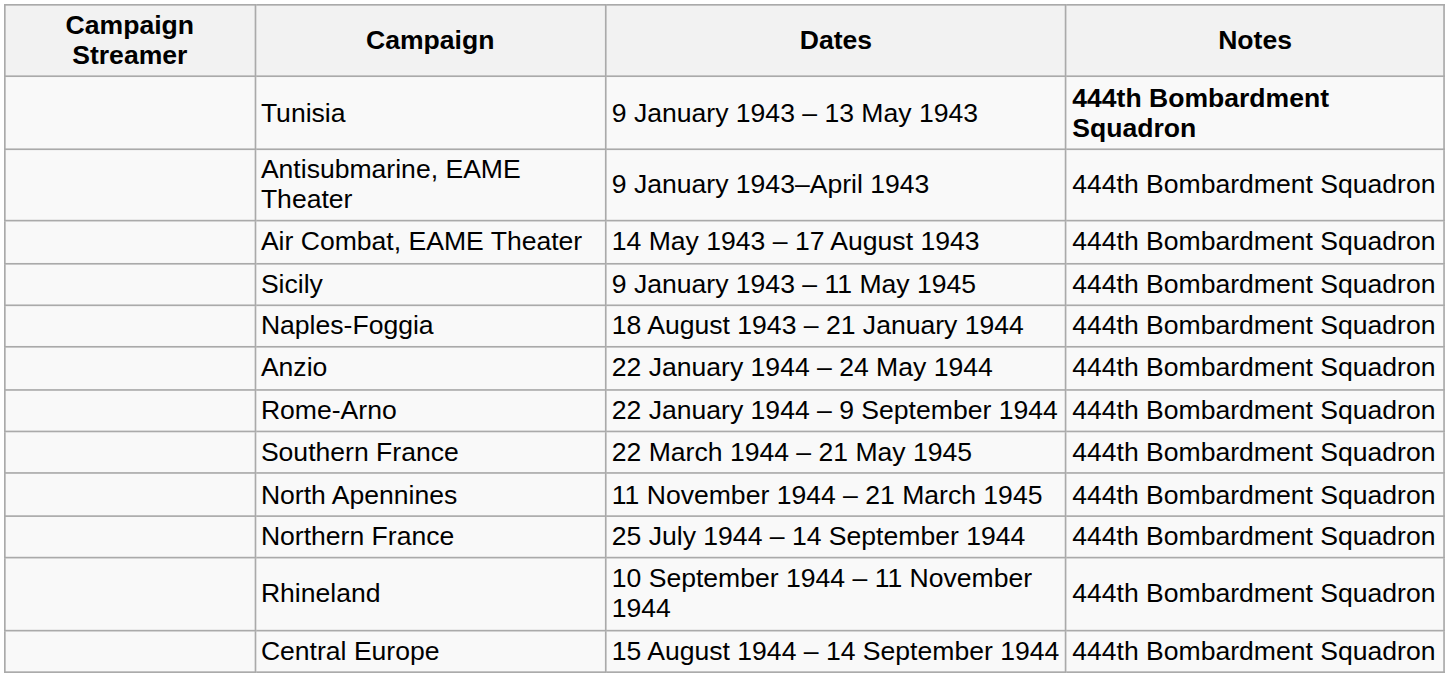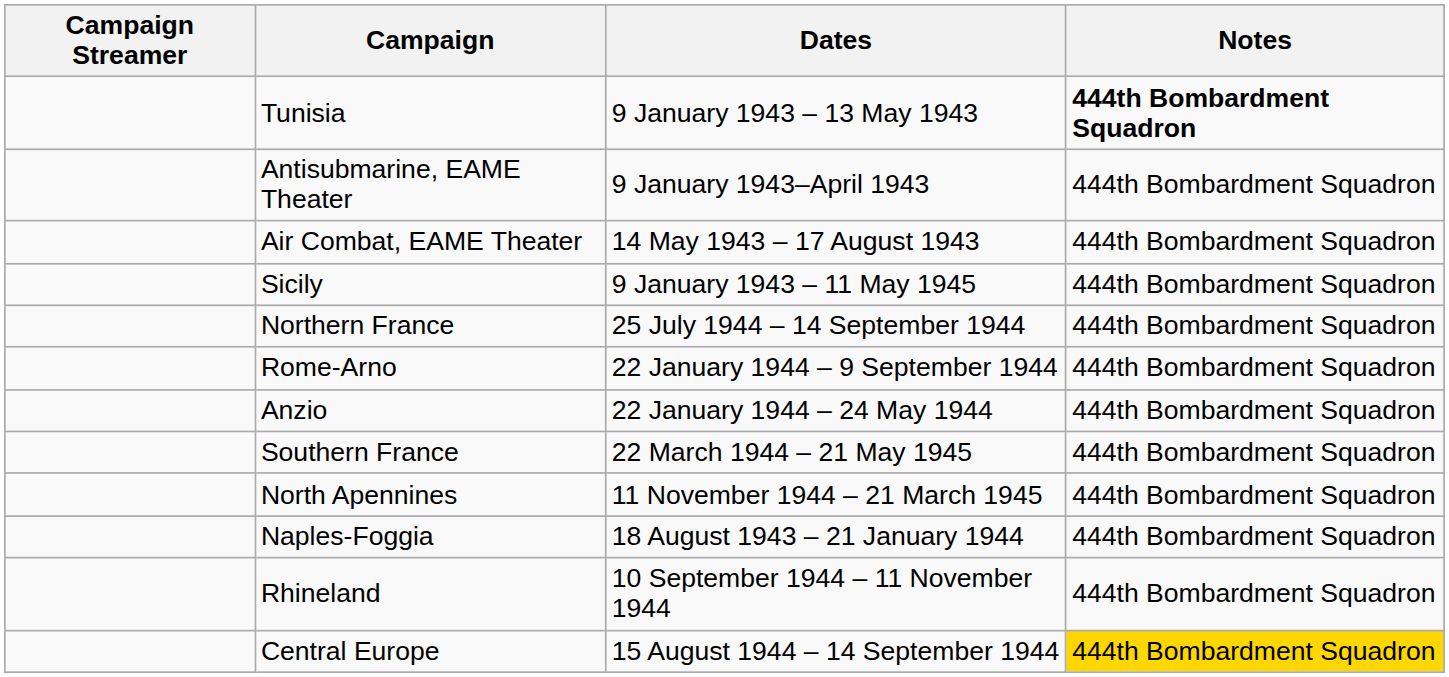rows swapped: (347, 325) <-> (358, 536)
rows swapped: (294, 367) <-> (329, 410)
(1254, 650) no background -> (1254, 650) gold background
